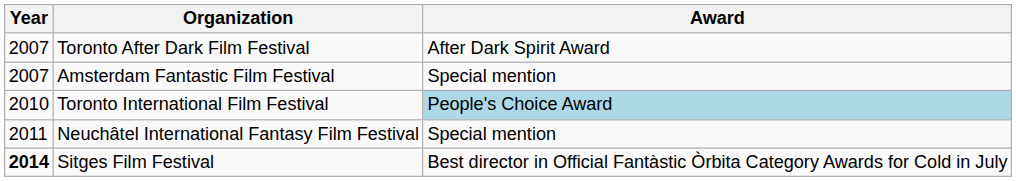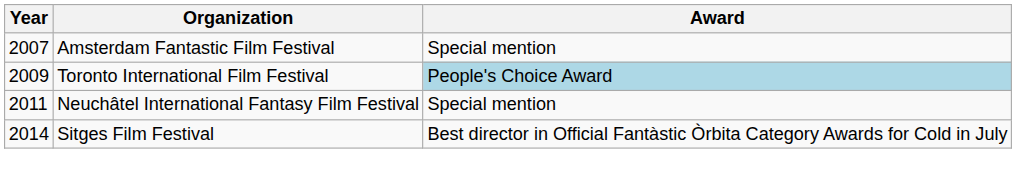- row: (183, 47)
(29, 104) 2010 -> (29, 76) 2009
(29, 162) bold -> (29, 133) normal
